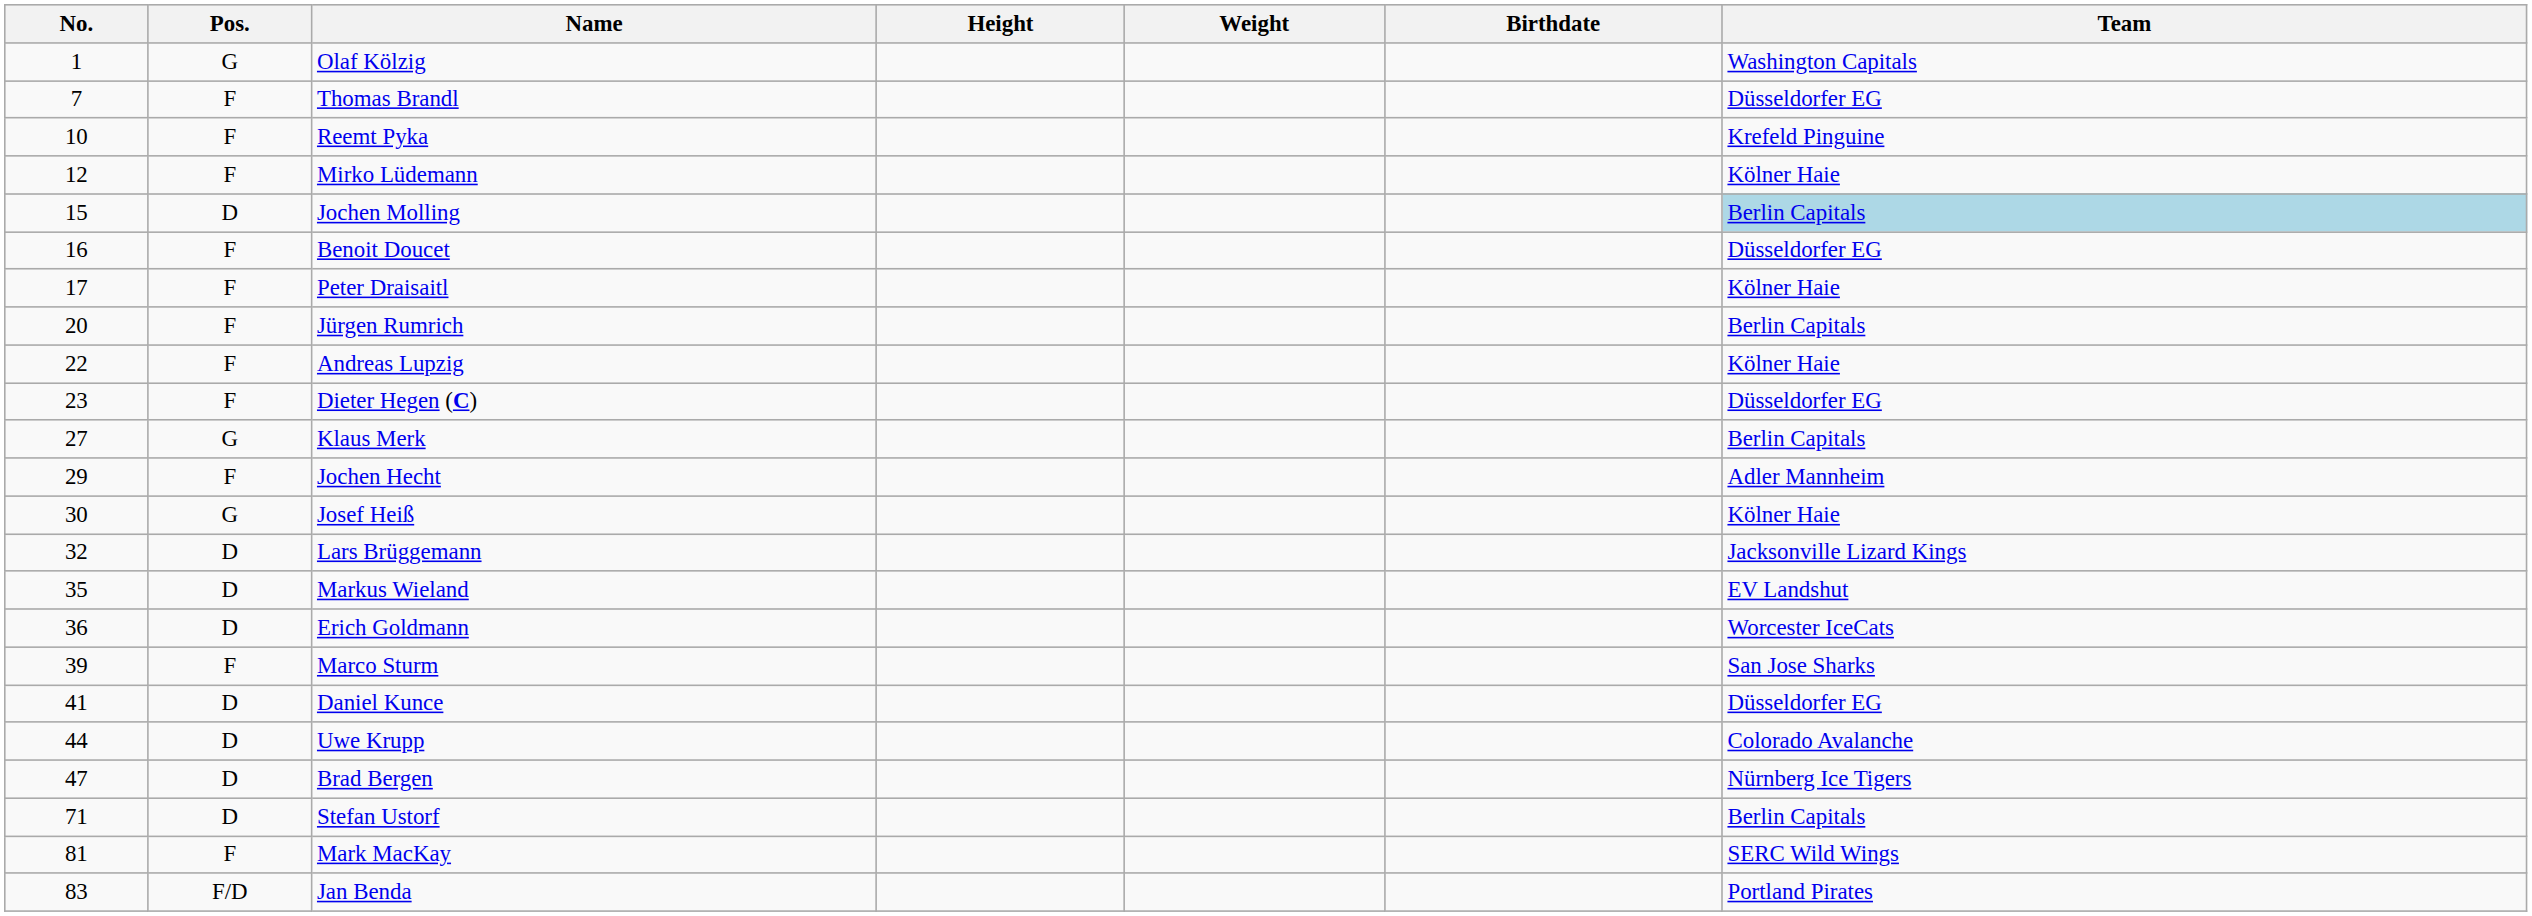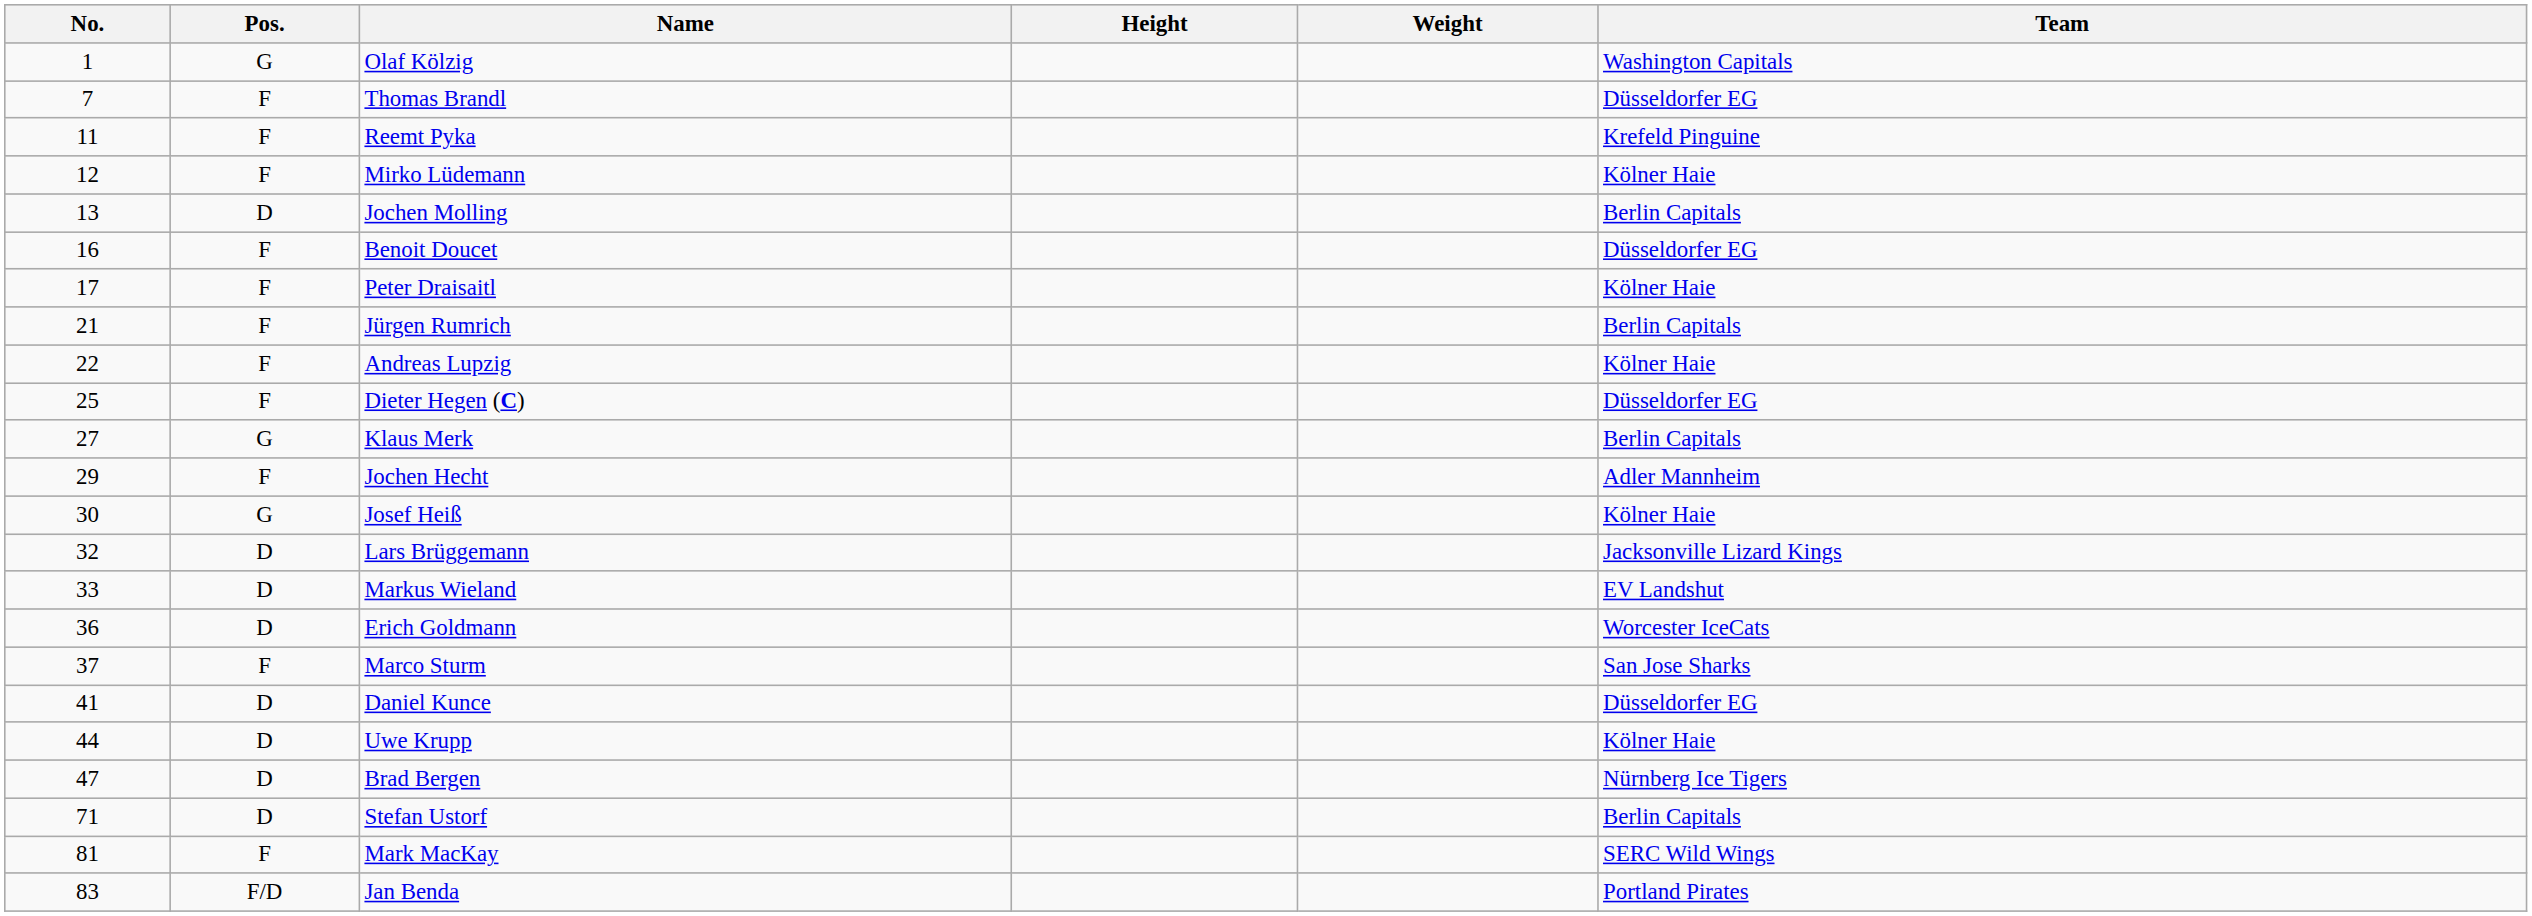- column: (1553, 23)
(76, 137) 10 -> (87, 137) 11
(76, 212) 15 -> (87, 212) 13
(1796, 212) lightblue background -> (1672, 212) no background
(76, 325) 20 -> (87, 325) 21
(76, 401) 23 -> (87, 401) 25
(76, 590) 35 -> (87, 590) 33
(76, 665) 39 -> (87, 665) 37
(1820, 741) Colorado Avalanche -> (1659, 741) Kölner Haie
